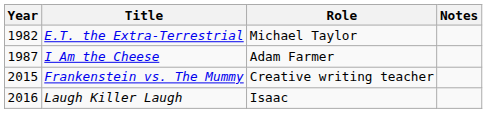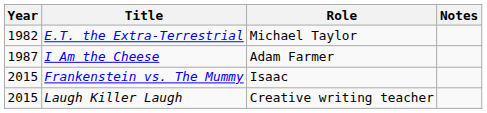(342, 77) Creative writing teacher -> (269, 77) Isaac
(23, 98) 2016 -> (23, 98) 2015
(269, 98) Isaac -> (342, 98) Creative writing teacher
